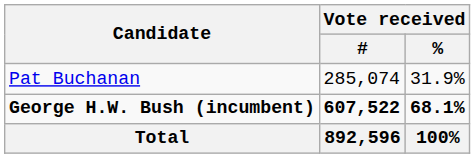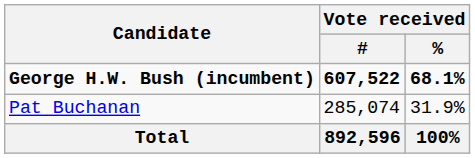rows swapped: (162, 109) <-> (75, 79)
